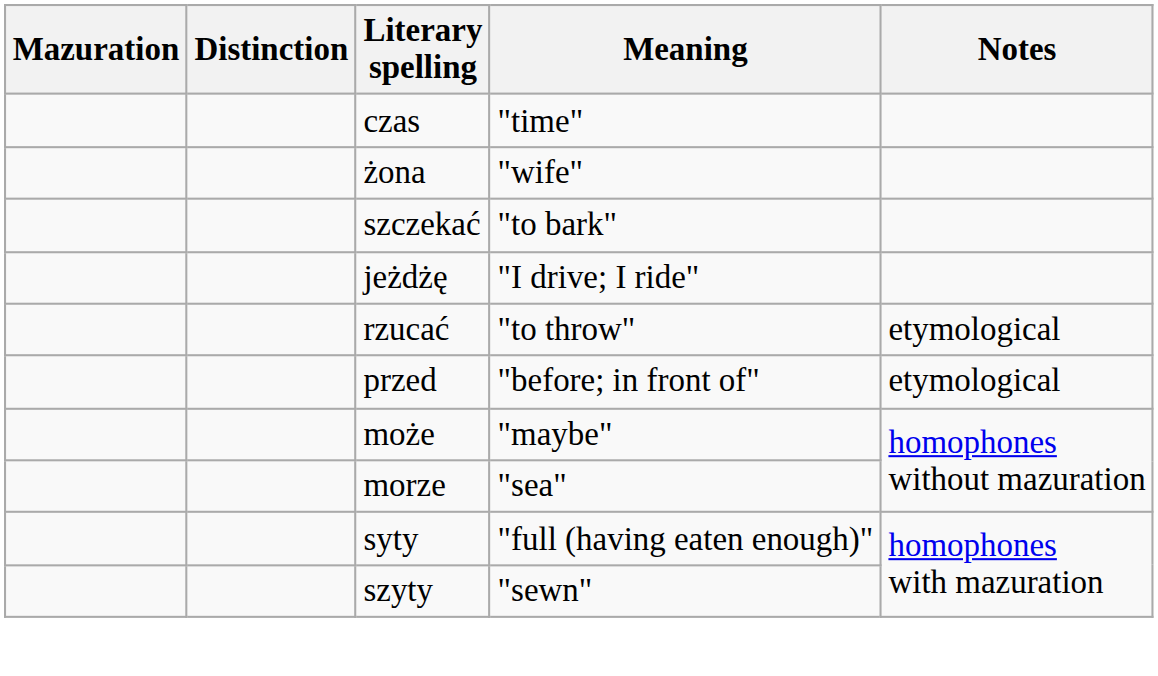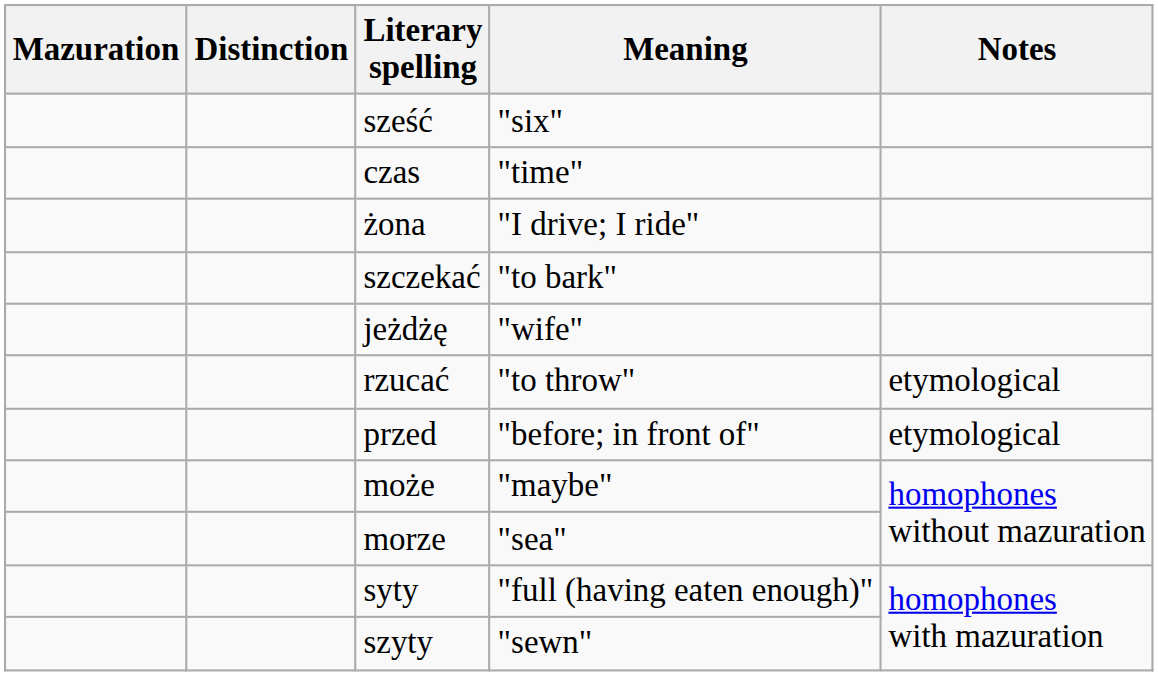+ row: (398, 119)
(540, 172) "wife" -> (598, 224) "I drive; I ride"
(598, 276) "I drive; I ride" -> (540, 329) "wife"
